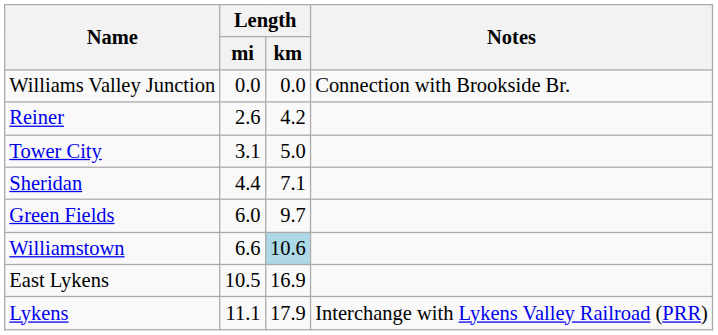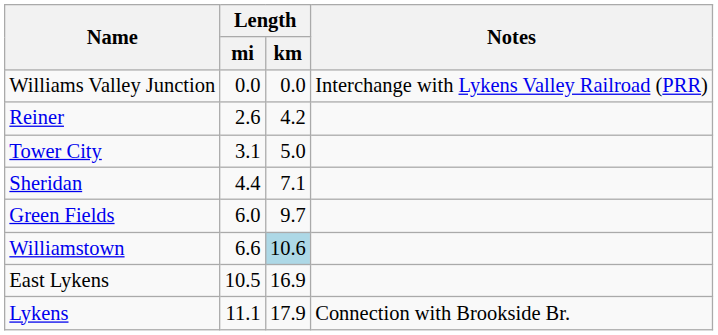(443, 85) Connection with Brookside Br. -> (512, 85) Interchange with Lykens Valley Railroad (PRR)
(512, 313) Interchange with Lykens Valley Railroad (PRR) -> (443, 313) Connection with Brookside Br.
